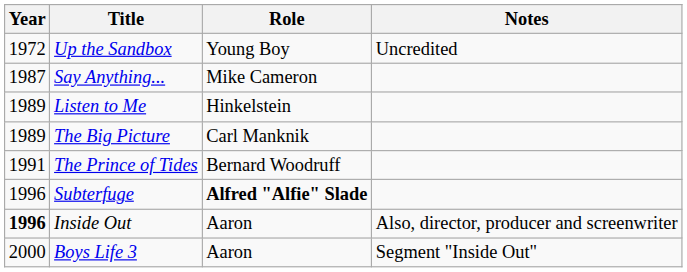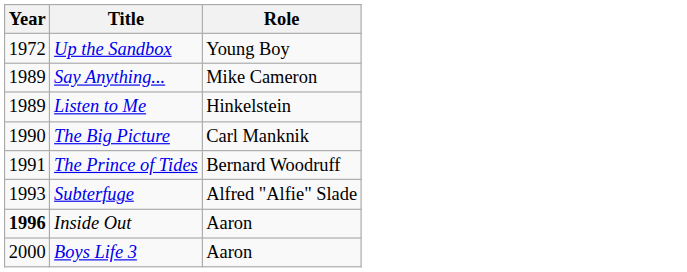- column: (527, 19)
(27, 77) 1987 -> (27, 77) 1989
(27, 135) 1989 -> (27, 135) 1990
(27, 194) 1996 -> (27, 194) 1993
(287, 194) bold -> (282, 194) normal
